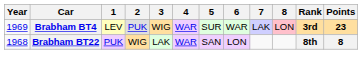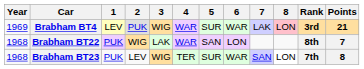(341, 27) 23 -> (342, 27) 21
(341, 42) 8 -> (342, 42) 7
+ row: (66, 57)
